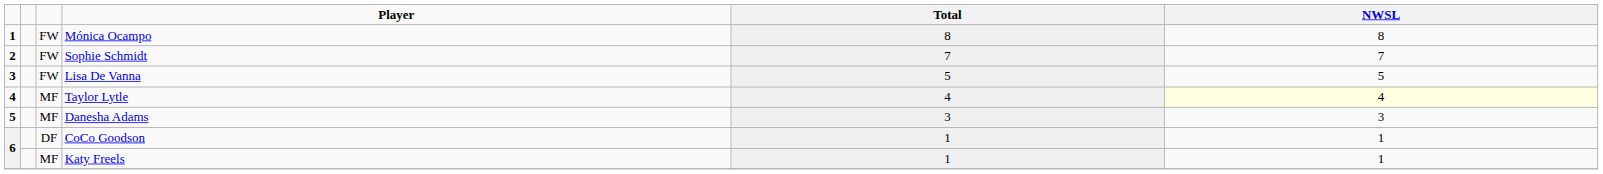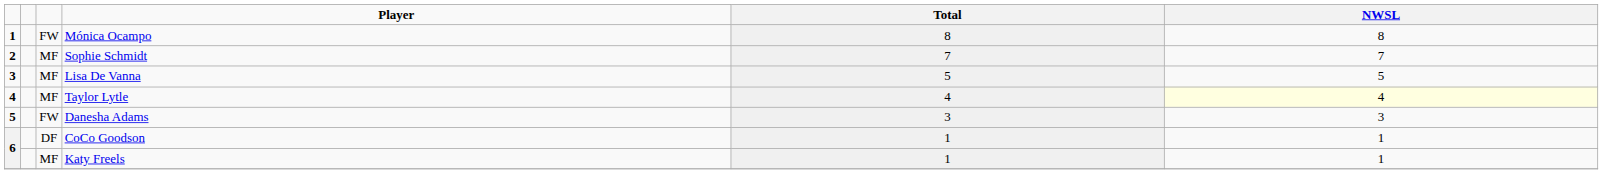(49, 55) FW -> (49, 55) MF
(49, 76) FW -> (49, 76) MF
(49, 117) MF -> (49, 117) FW
